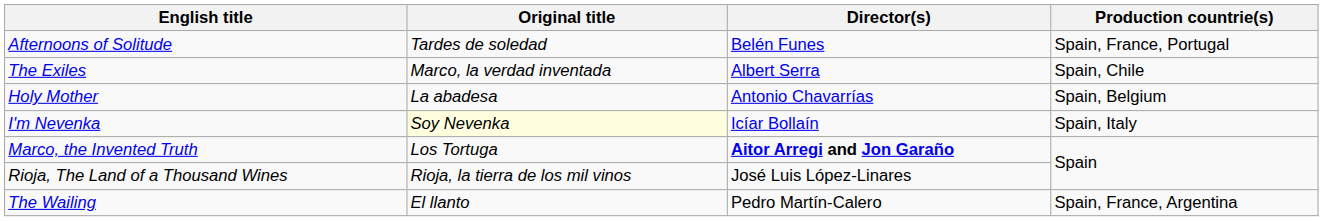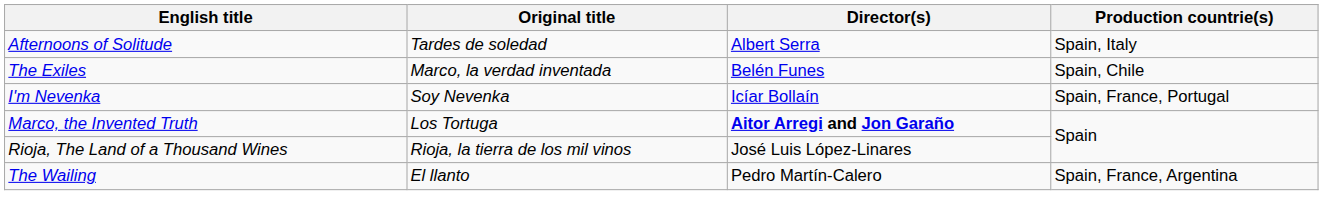(778, 44) Belén Funes -> (775, 44) Albert Serra
(1142, 44) Spain, France, Portugal -> (1096, 44) Spain, Italy
(775, 70) Albert Serra -> (778, 70) Belén Funes
- row: (53, 96)
(460, 123) lightyellow background -> (460, 96) no background
(1096, 123) Spain, Italy -> (1142, 96) Spain, France, Portugal
